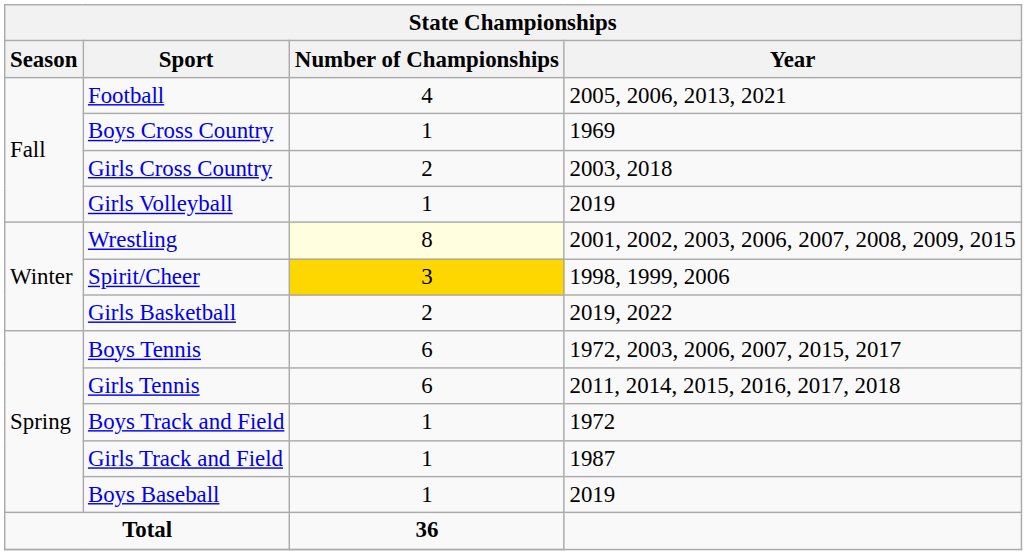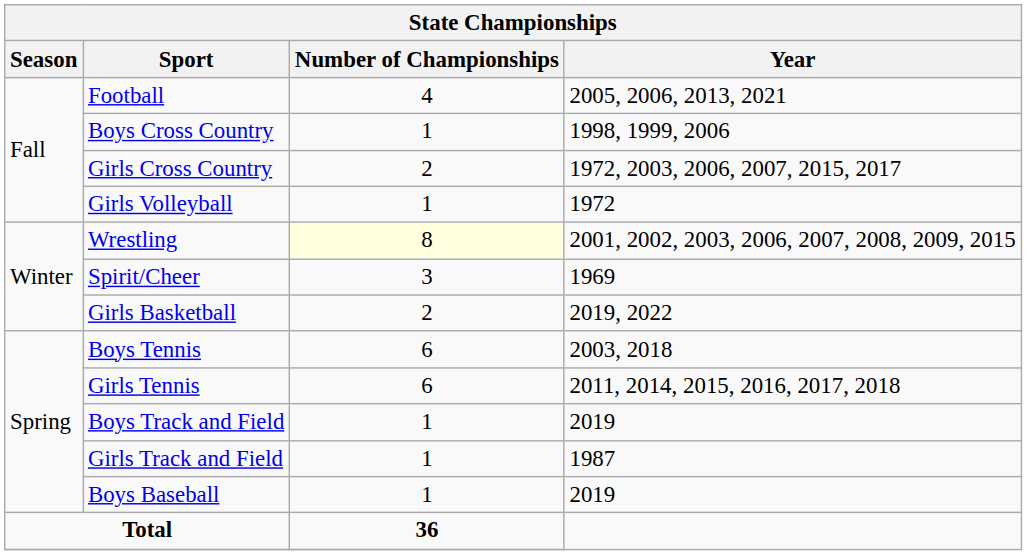(592, 131) 1969 -> (650, 131) 1998, 1999, 2006
(621, 167) 2003, 2018 -> (735, 167) 1972, 2003, 2006, 2007, 2015, 2017
(592, 204) 2019 -> (592, 204) 1972
(427, 276) gold background -> (427, 276) no background
(650, 276) 1998, 1999, 2006 -> (592, 276) 1969
(735, 349) 1972, 2003, 2006, 2007, 2015, 2017 -> (621, 349) 2003, 2018
(592, 421) 1972 -> (592, 421) 2019
